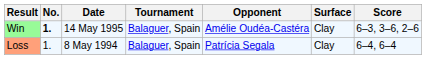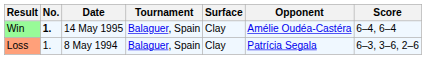columns swapped: (333, 12) <-> (257, 12)
(388, 28) 6–3, 3–6, 2–6 -> (376, 28) 6–4, 6–4
(376, 45) 6–4, 6–4 -> (388, 45) 6–3, 3–6, 2–6
